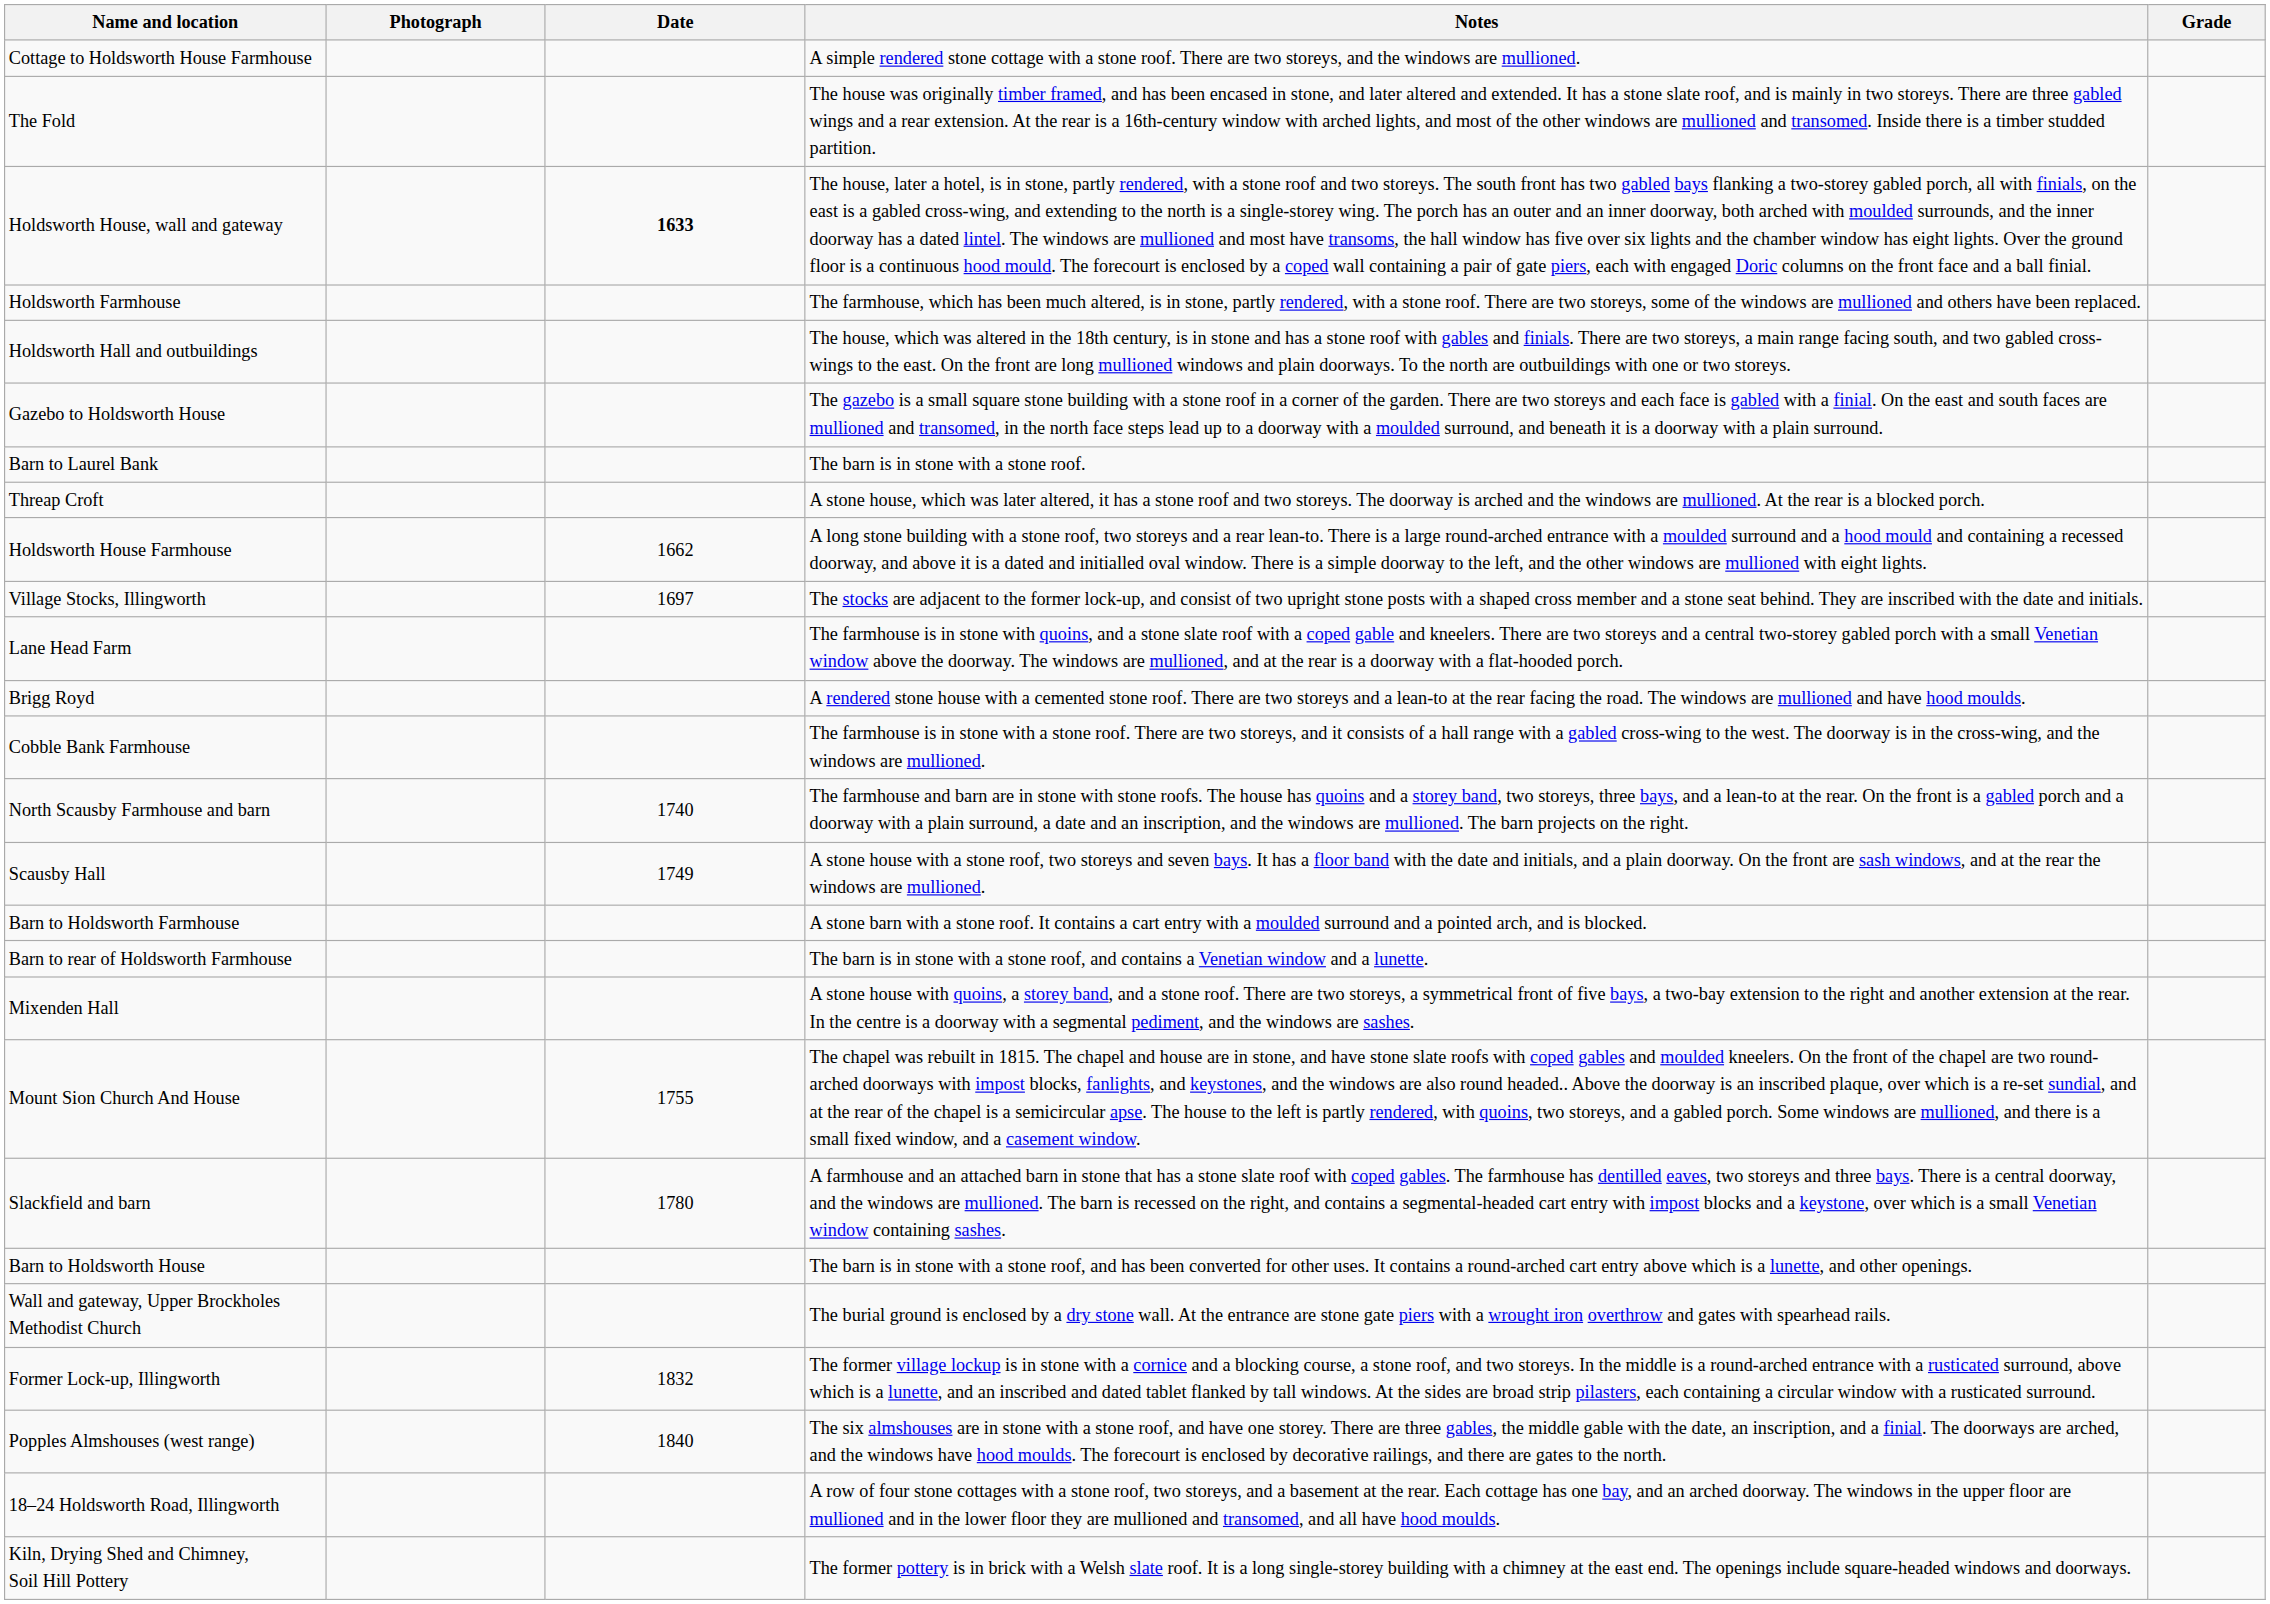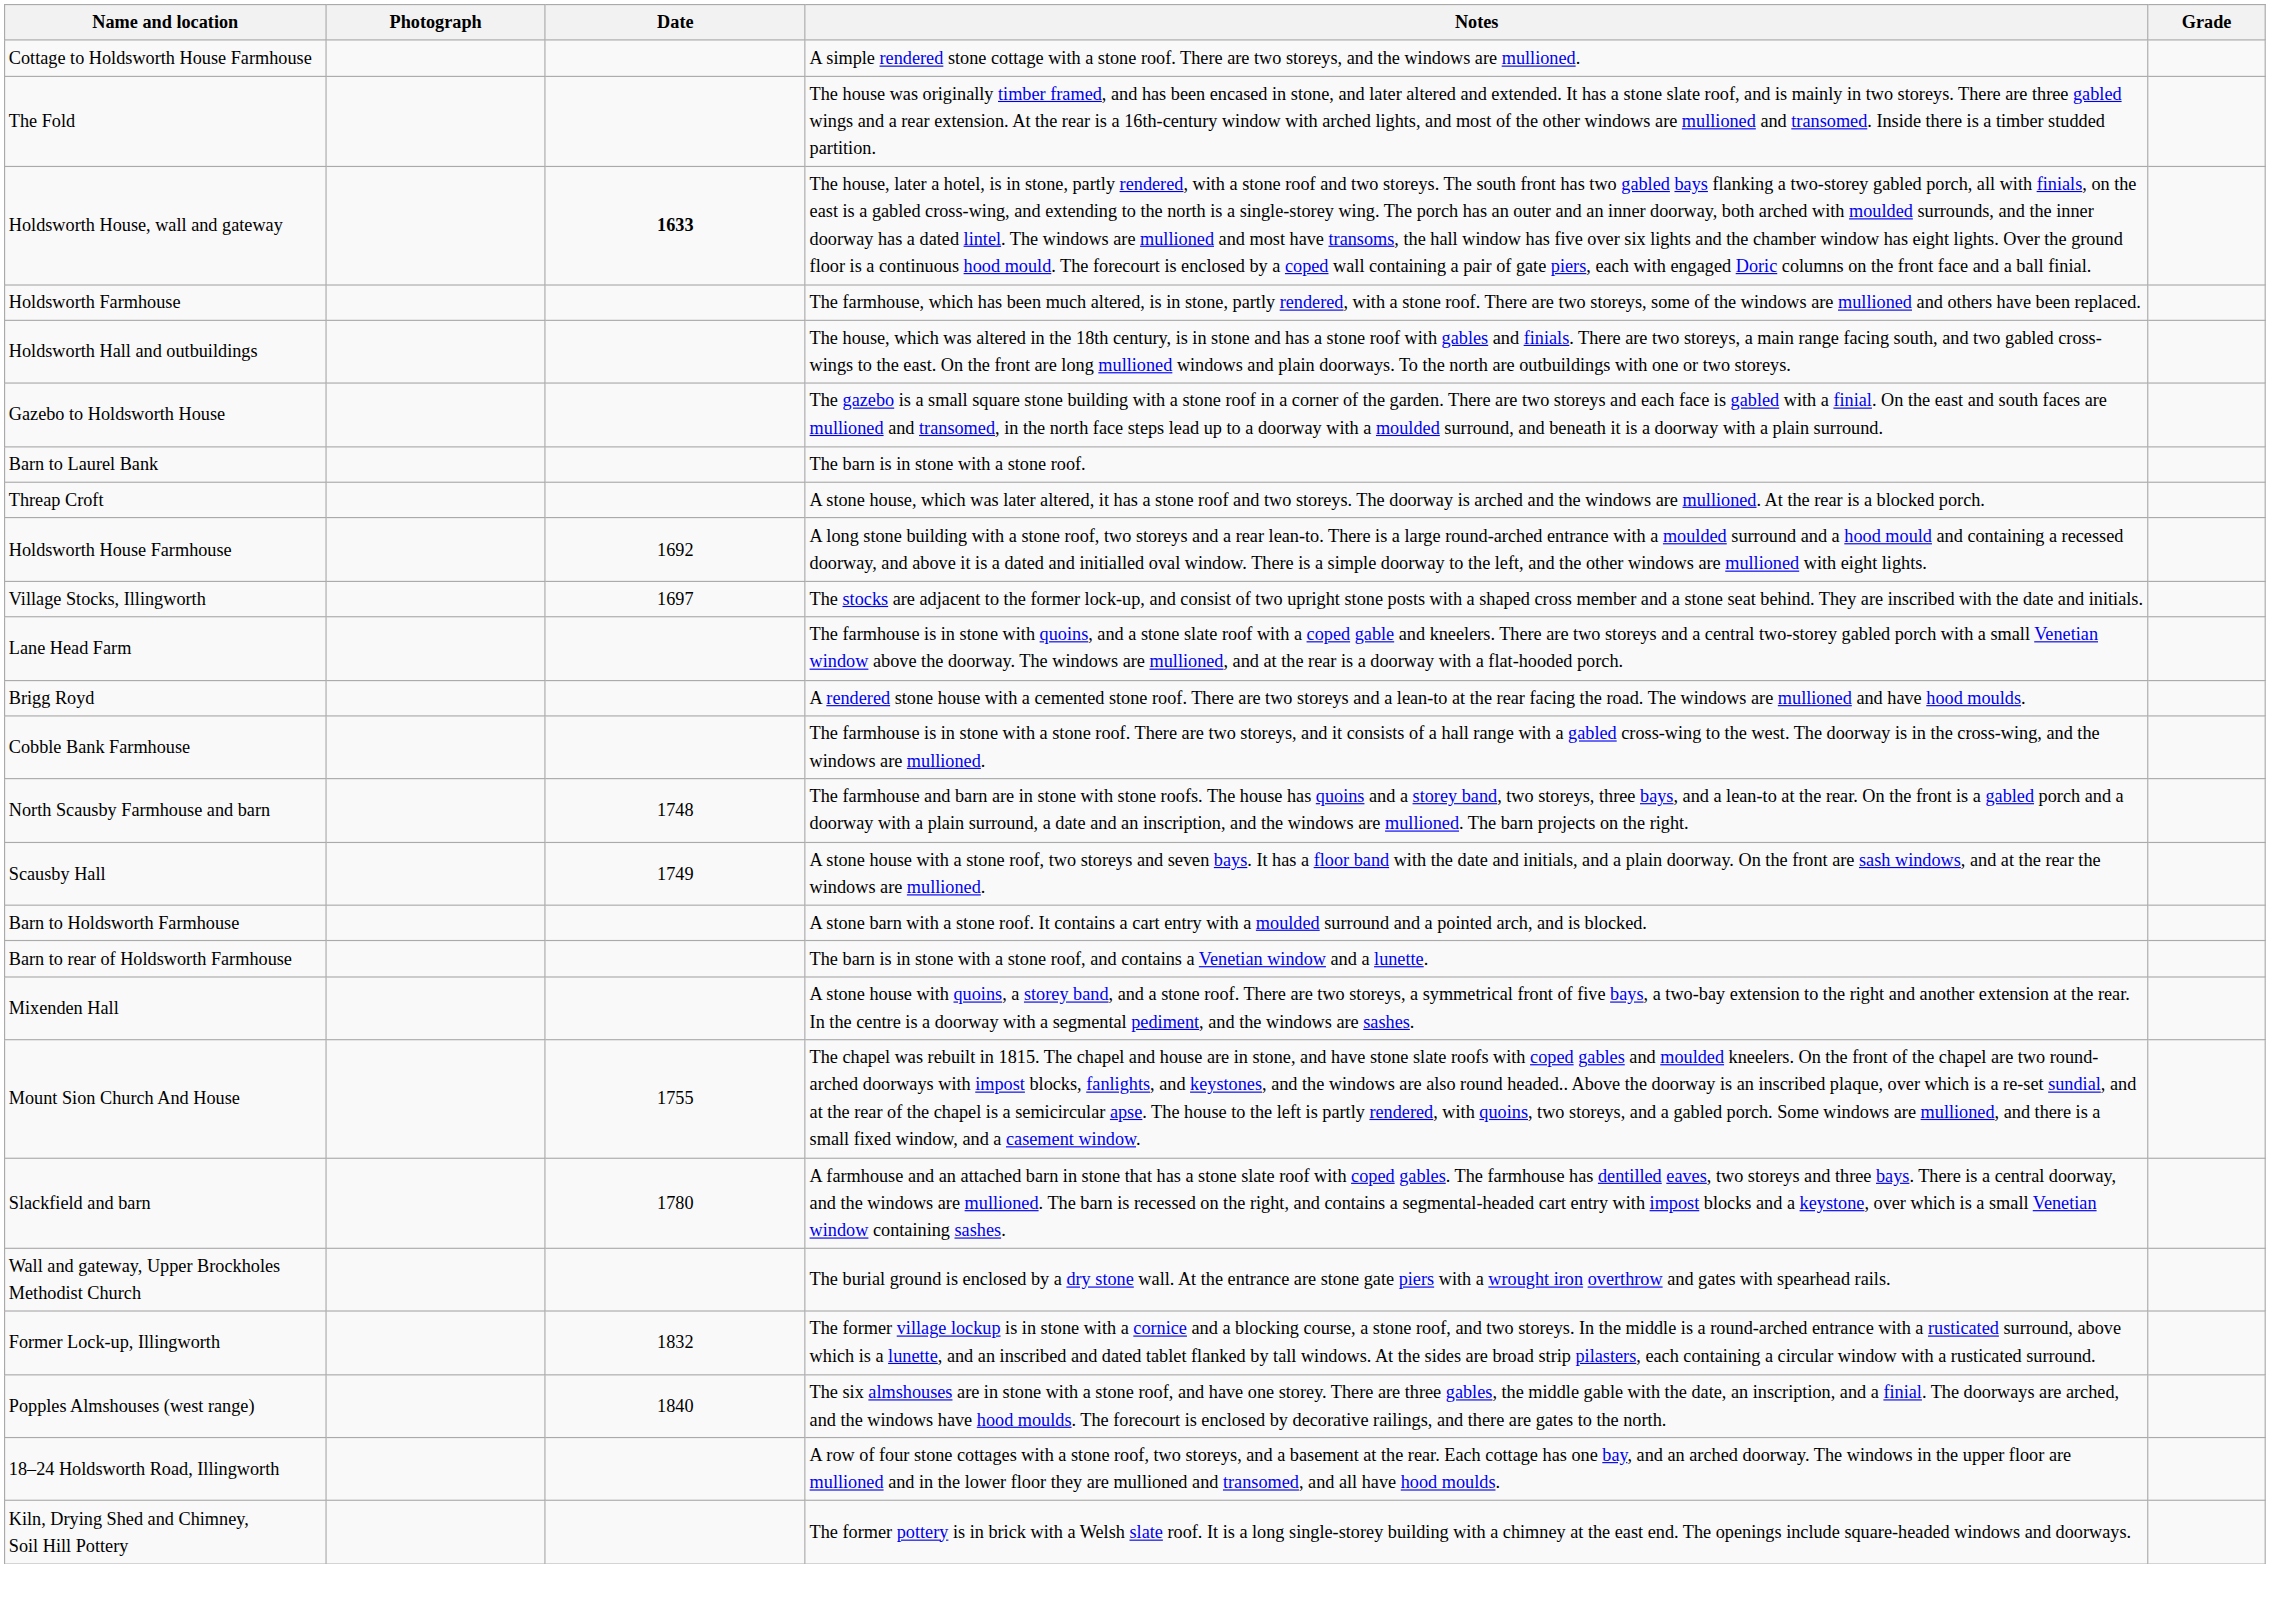(675, 549) 1662 -> (675, 549) 1692
(675, 810) 1740 -> (675, 810) 1748
- row: (107, 1265)
